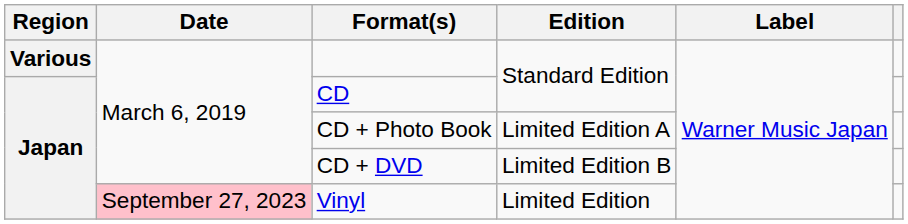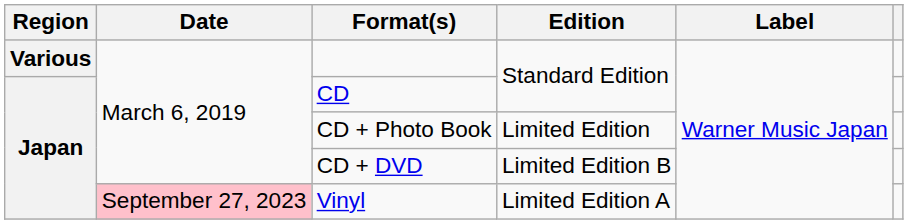(586, 129) Limited Edition A -> (576, 129) Limited Edition
(576, 201) Limited Edition -> (586, 201) Limited Edition A
